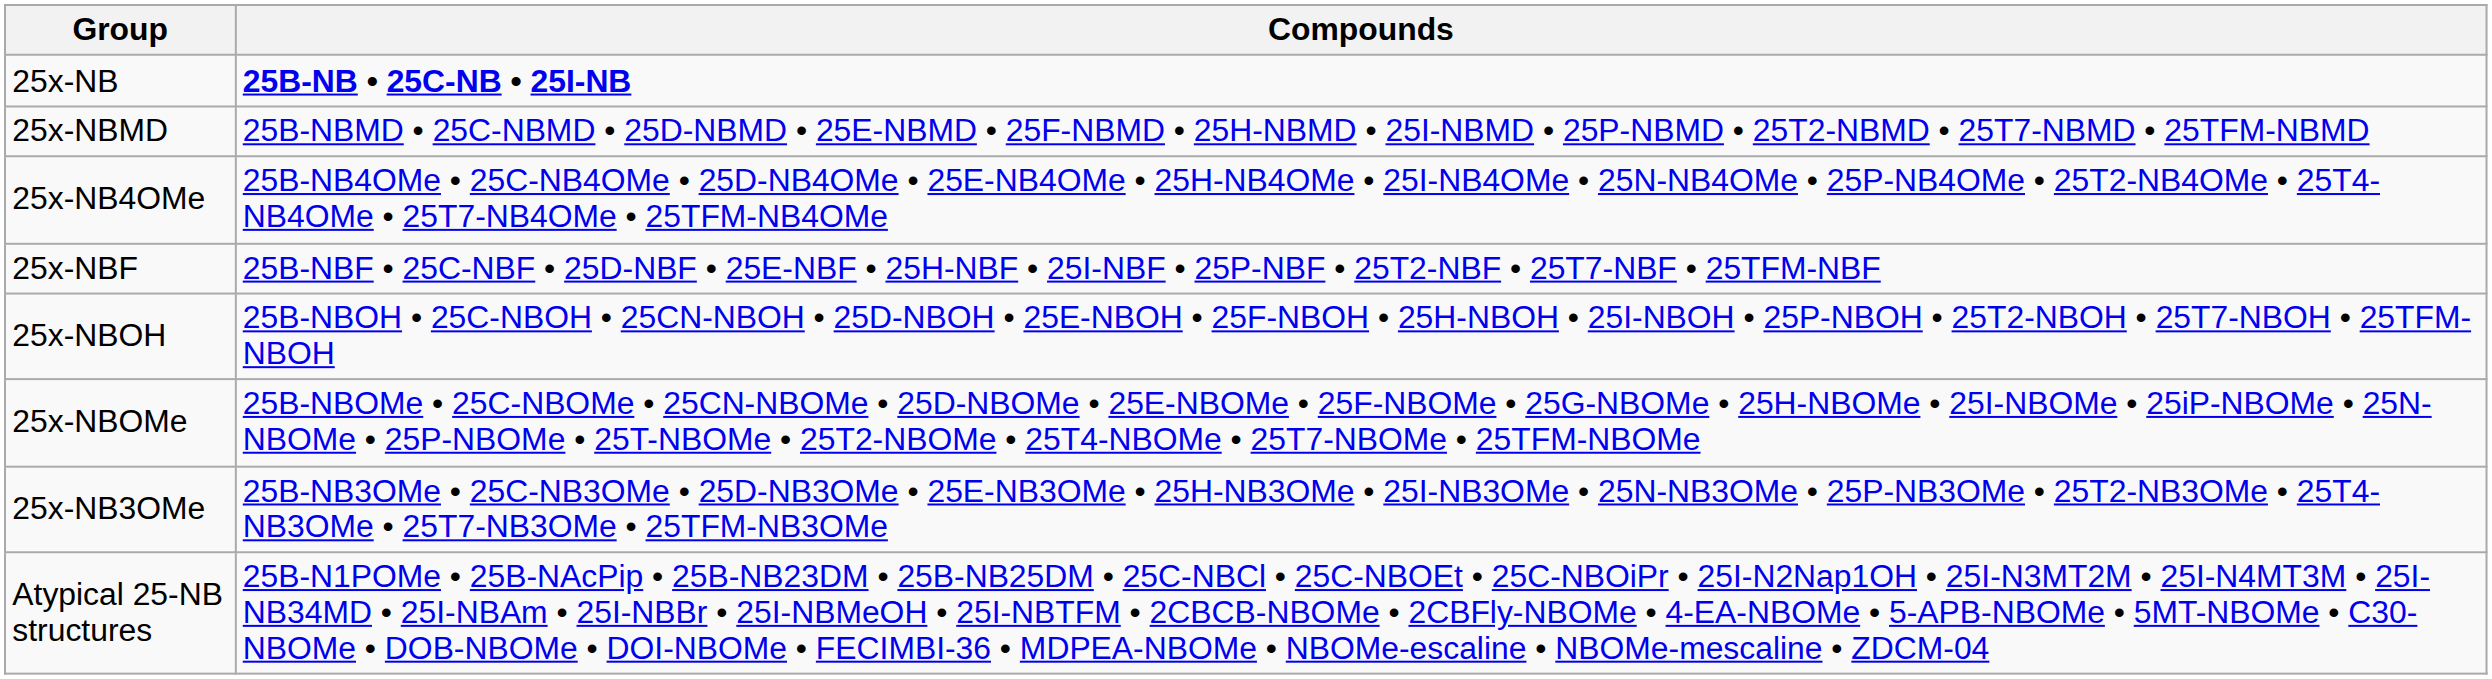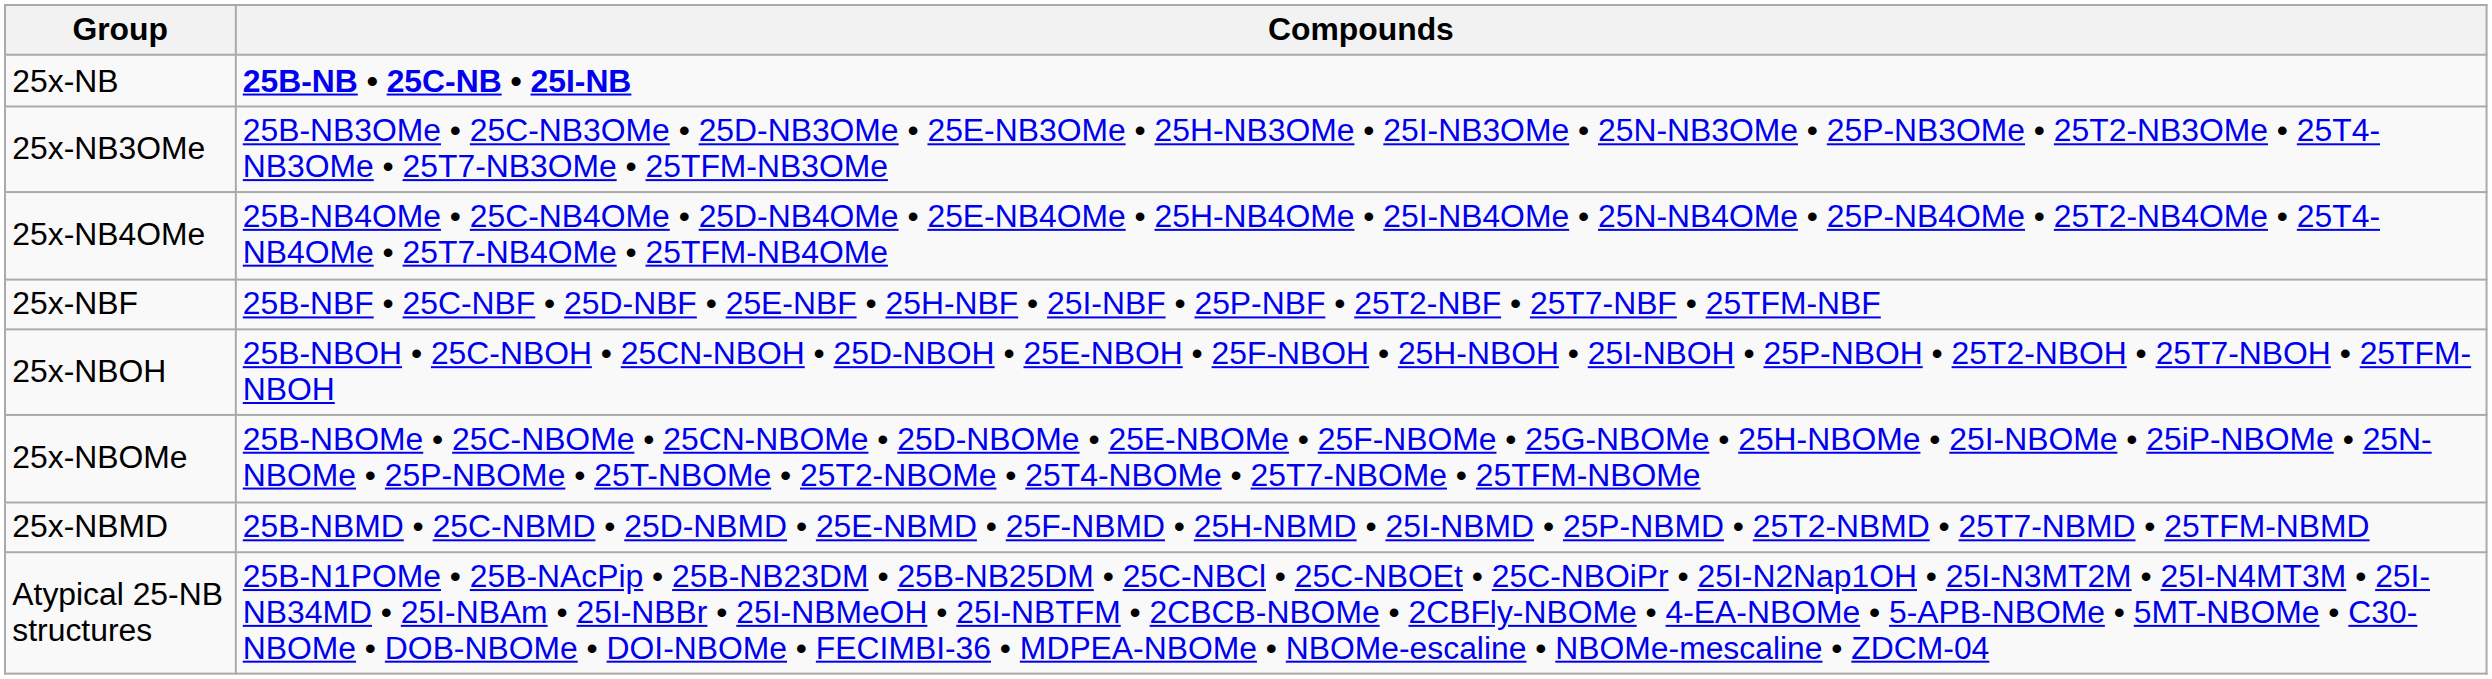rows swapped: (109, 508) <-> (90, 130)
